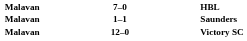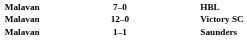rows swapped: (219, 19) <-> (222, 32)
